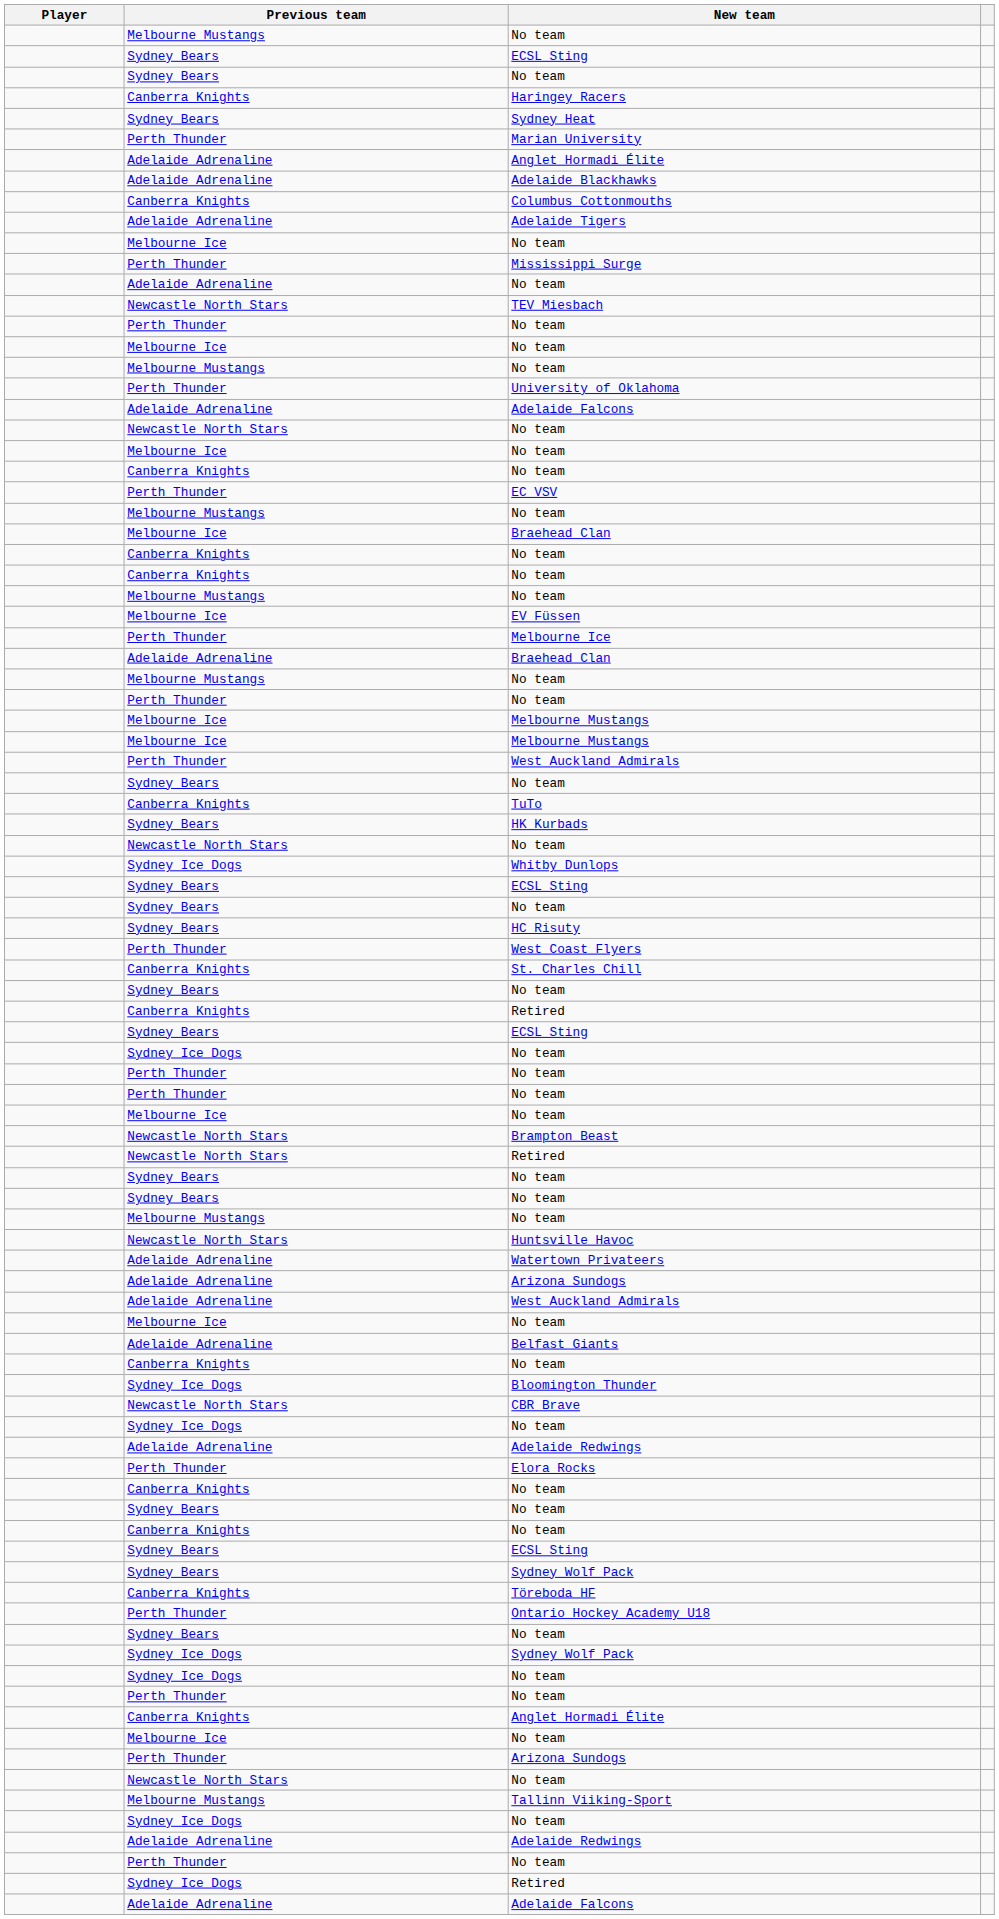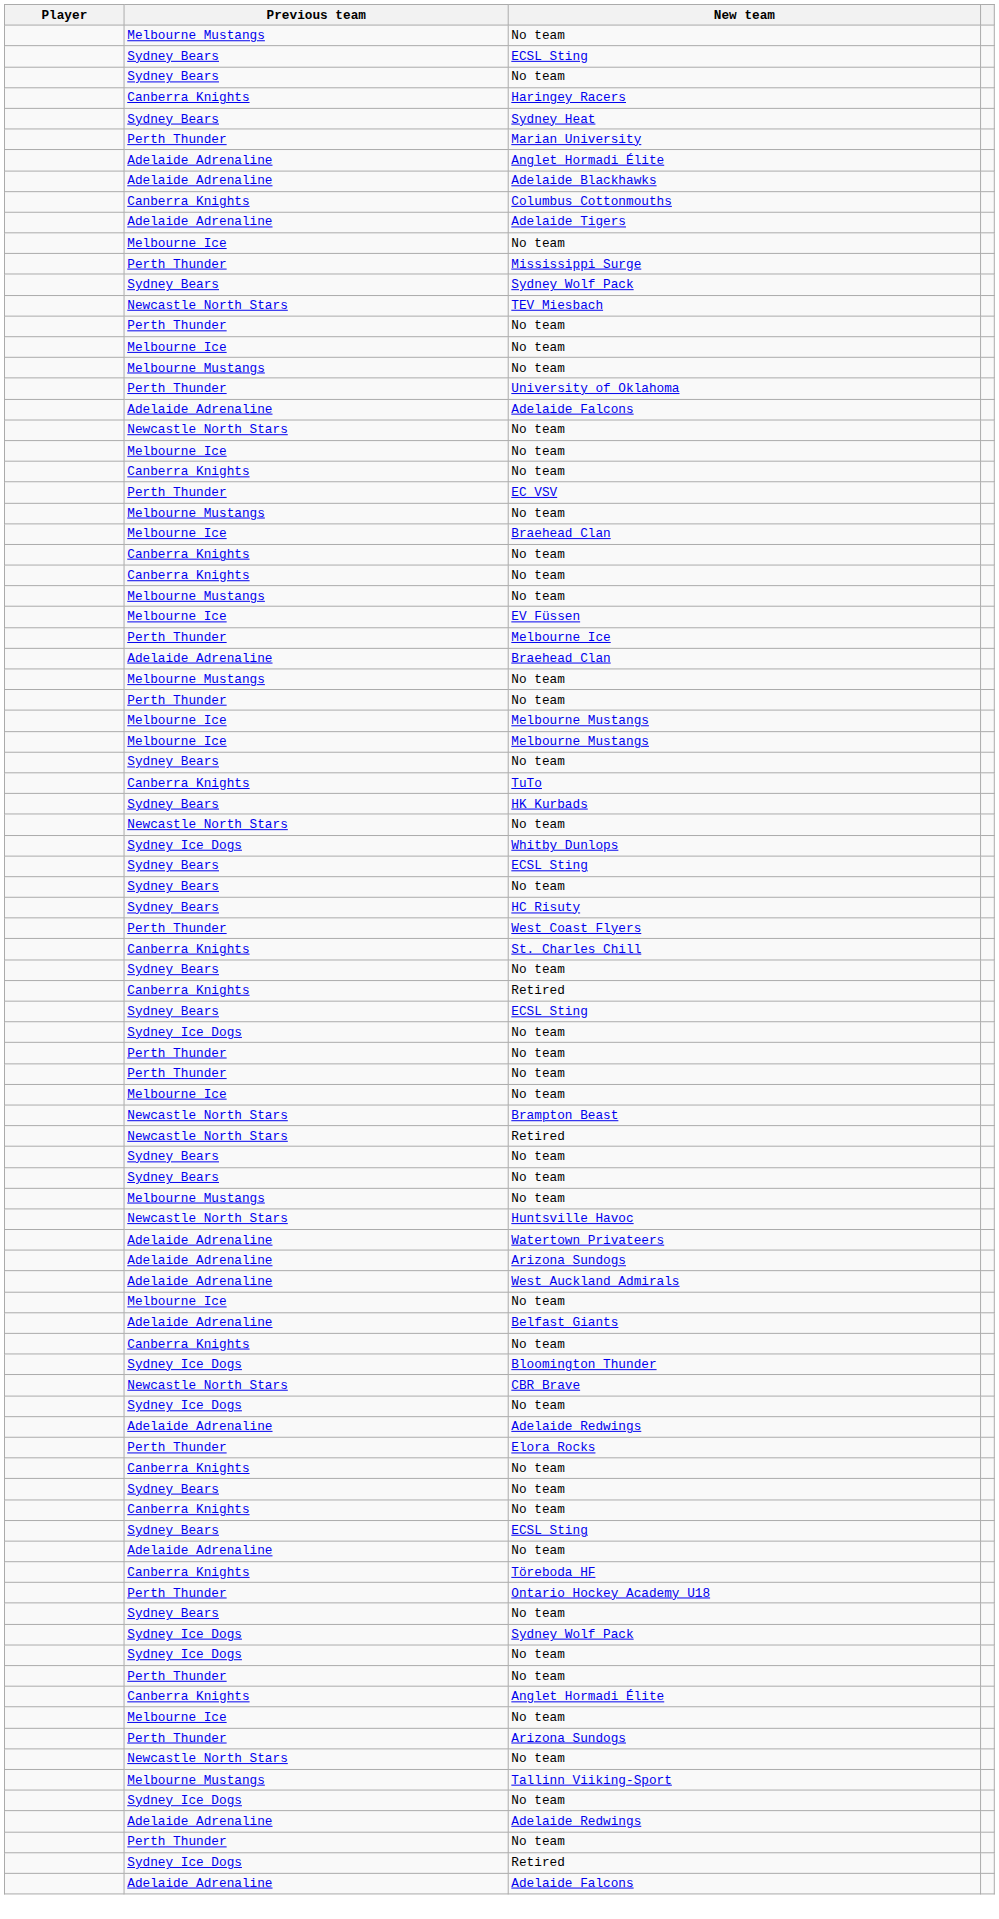rows swapped: (173, 1572) <-> (200, 285)
- row: (177, 762)
